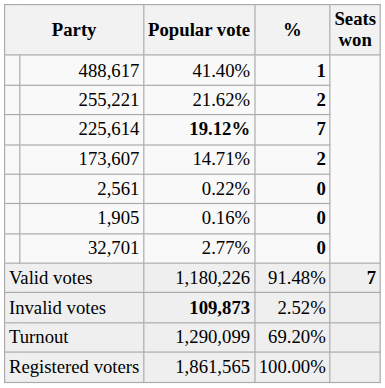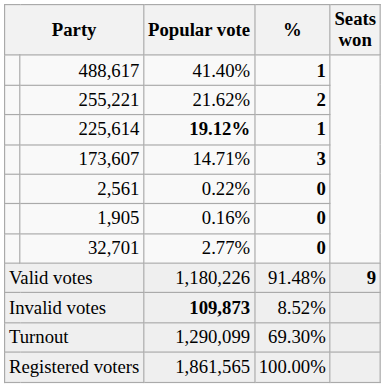(321, 129) 7 -> (321, 129) 1
(321, 159) 2 -> (321, 159) 3
(371, 277) 7 -> (371, 277) 9
(302, 307) 2.52% -> (302, 307) 8.52%
(297, 337) 69.20% -> (297, 337) 69.30%
